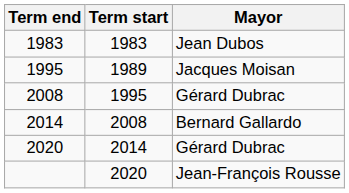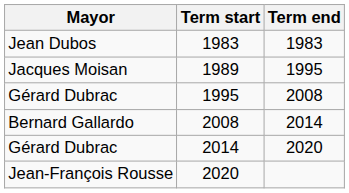columns swapped: (258, 17) <-> (45, 17)
